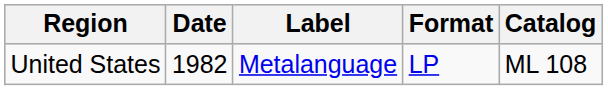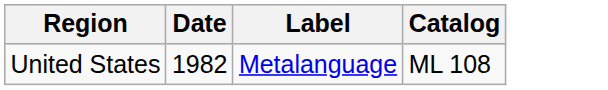- column: (451, 24)
